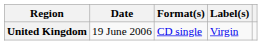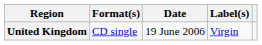columns swapped: (122, 13) <-> (181, 13)
